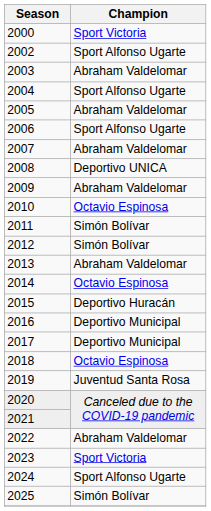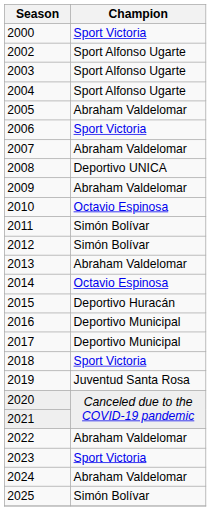(130, 71) Abraham Valdelomar -> (130, 71) Sport Alfonso Ugarte
(130, 129) Sport Alfonso Ugarte -> (110, 129) Sport Victoria
(121, 361) Octavio Espinosa -> (110, 361) Sport Victoria
(130, 476) Sport Alfonso Ugarte -> (130, 476) Abraham Valdelomar
